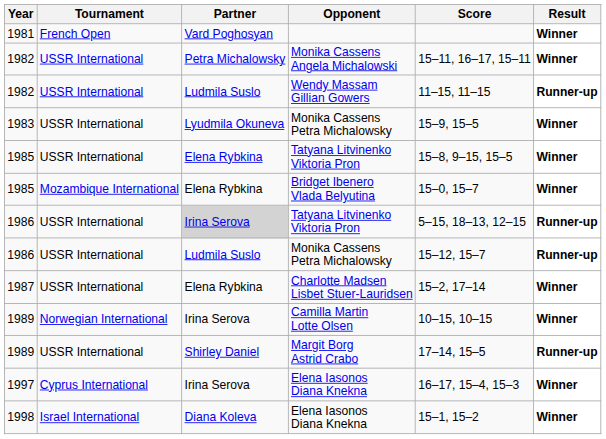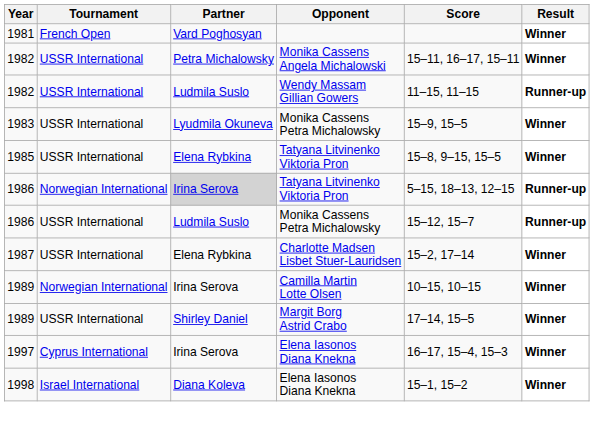- row: (21, 190)
(92, 222) USSR International -> (104, 190) Norwegian International
(567, 352) Runner-up -> (545, 320) Winner
